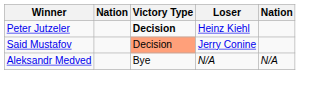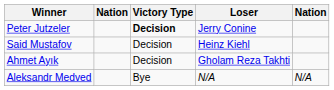(224, 28) Heinz Kiehl -> (227, 28) Jerry Conine
(152, 45) lightsalmon background -> (152, 45) no background
(227, 45) Jerry Conine -> (224, 45) Heinz Kiehl
+ row: (32, 61)
